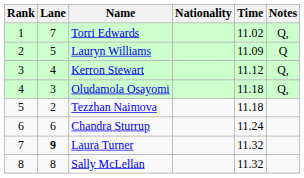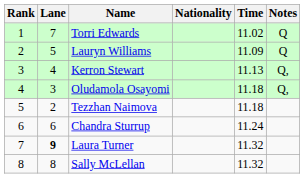(283, 32) Q, -> (283, 32) Q
(250, 70) 11.12 -> (250, 70) 11.13
